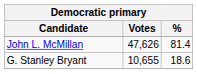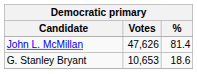(143, 61) 10,655 -> (143, 61) 10,653
